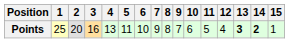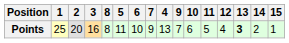columns swapped: (110, 12) <-> (168, 12)
(256, 29) bold -> (256, 29) normal
